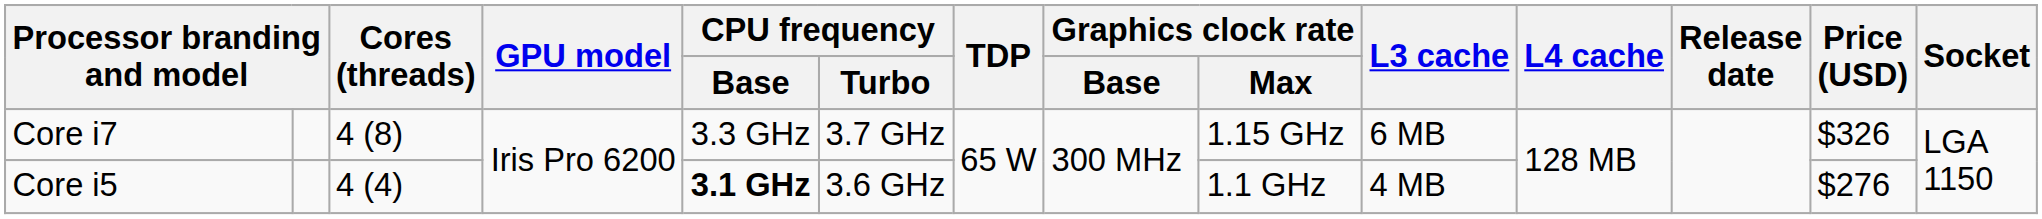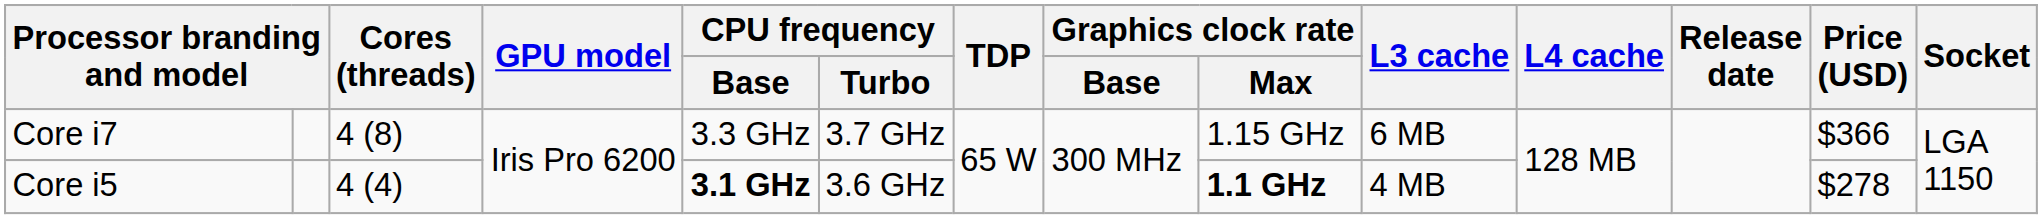(1854, 133) $326 -> (1854, 133) $366
(1267, 185) normal -> (1267, 185) bold
(1854, 185) $276 -> (1854, 185) $278
